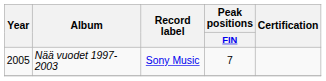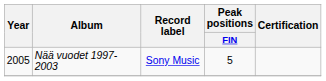(230, 61) 7 -> (230, 61) 5
